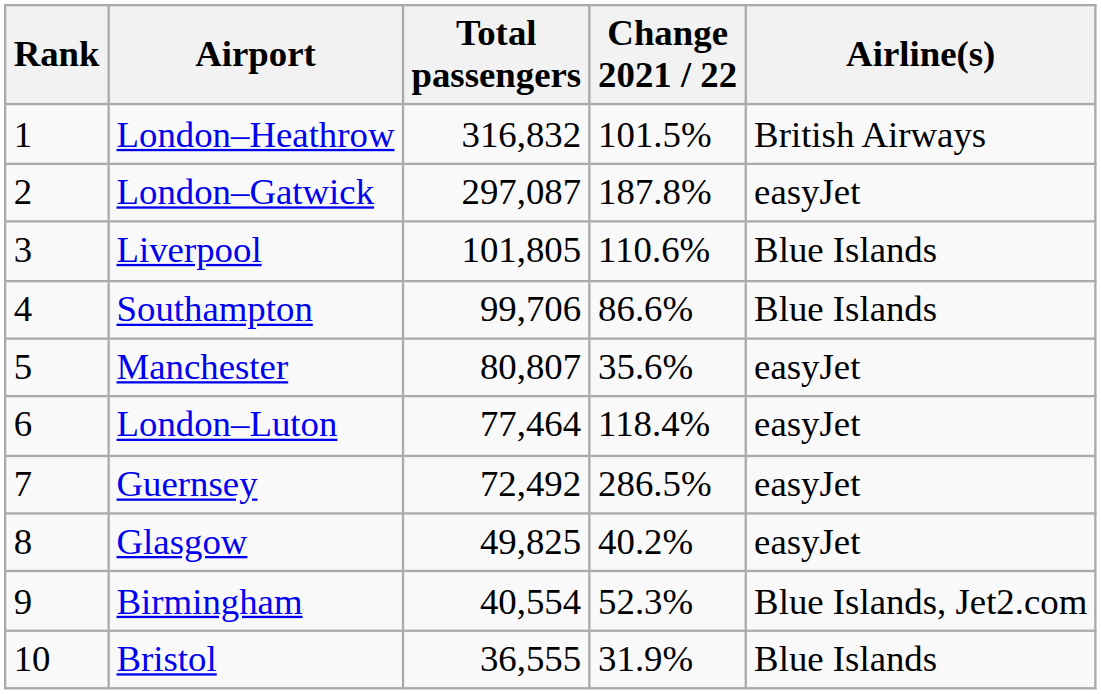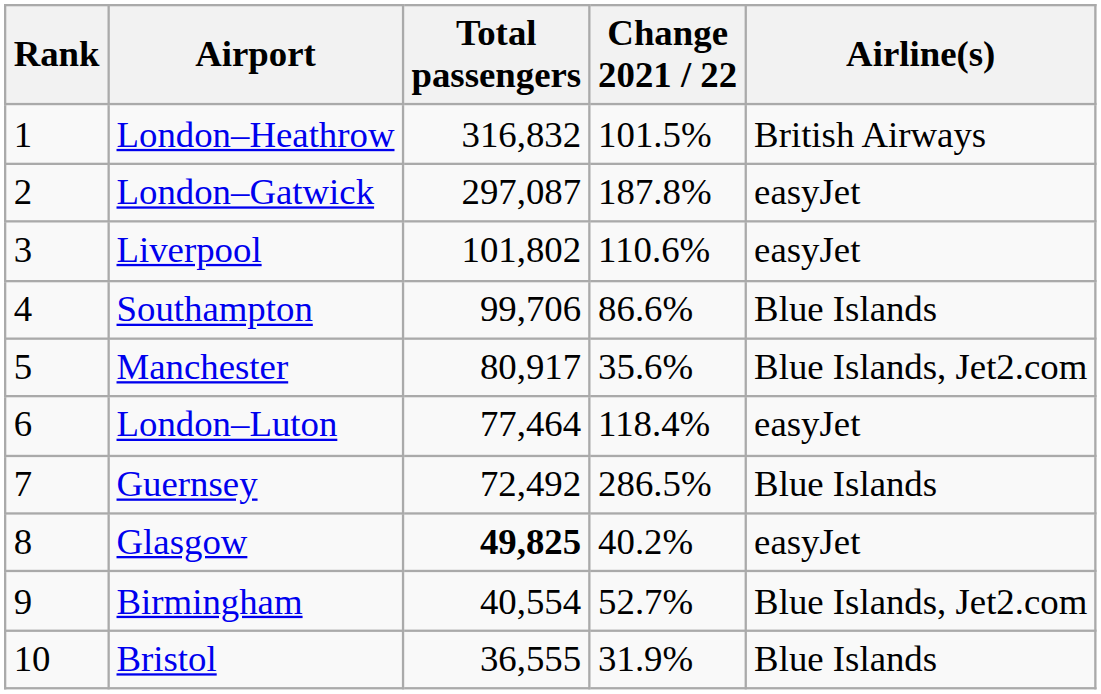(521, 250) 101,805 -> (521, 250) 101,802
(846, 250) Blue Islands -> (807, 250) easyJet
(531, 366) 80,807 -> (531, 366) 80,917
(807, 366) easyJet -> (921, 366) Blue Islands, Jet2.com
(807, 483) easyJet -> (846, 483) Blue Islands
(531, 541) normal -> (531, 541) bold
(646, 600) 52.3% -> (646, 600) 52.7%
